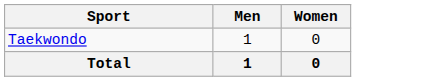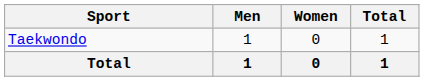+ column: (384, 16)
